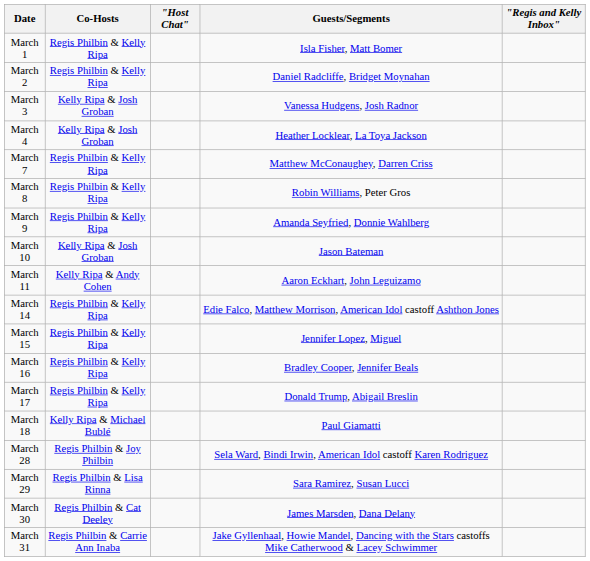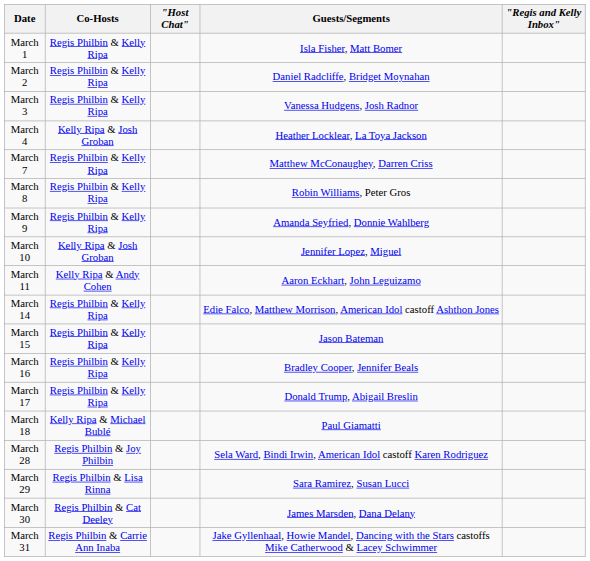(98, 106) Kelly Ripa & Josh Groban -> (98, 106) Regis Philbin & Kelly Ripa
(351, 251) Jason Bateman -> (351, 251) Jennifer Lopez, Miguel
(351, 338) Jennifer Lopez, Miguel -> (351, 338) Jason Bateman
